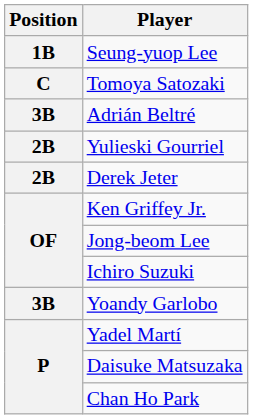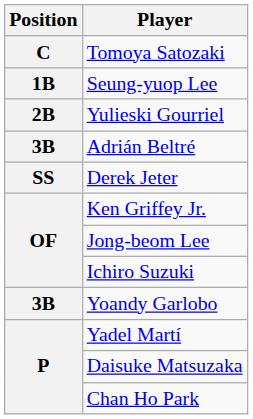rows swapped: (156, 83) <-> (152, 51)
rows swapped: (155, 146) <-> (141, 114)
(43, 177) 2B -> (43, 177) SS
